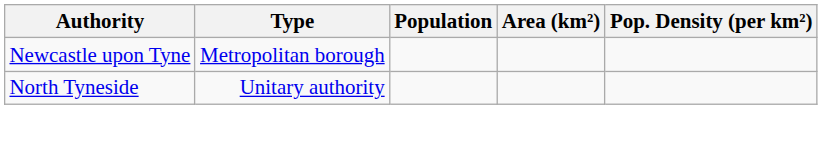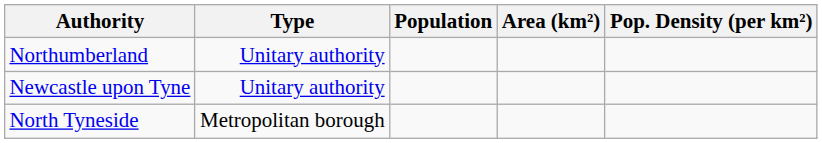+ row: (79, 54)
(292, 54) Metropolitan borough -> (312, 87) Unitary authority
(312, 87) Unitary authority -> (292, 120) Metropolitan borough
